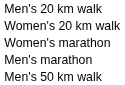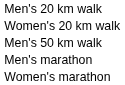rows swapped: (53, 77) <-> (57, 43)
